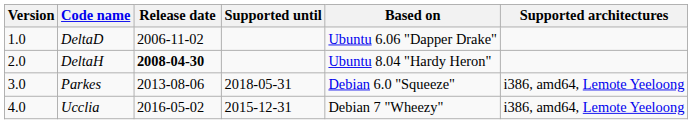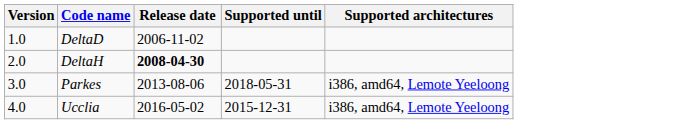- column: (413, 15)
